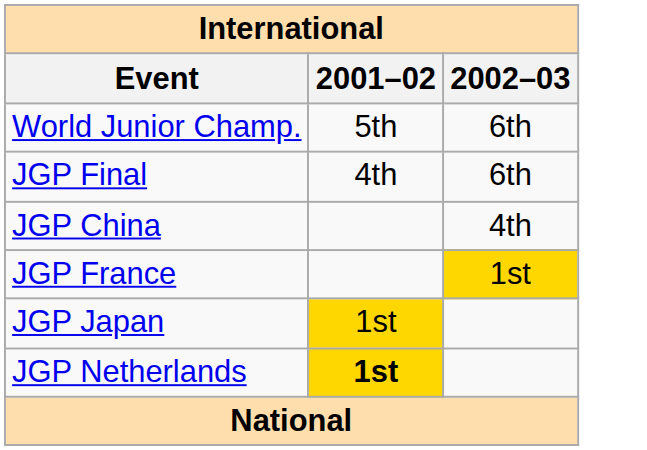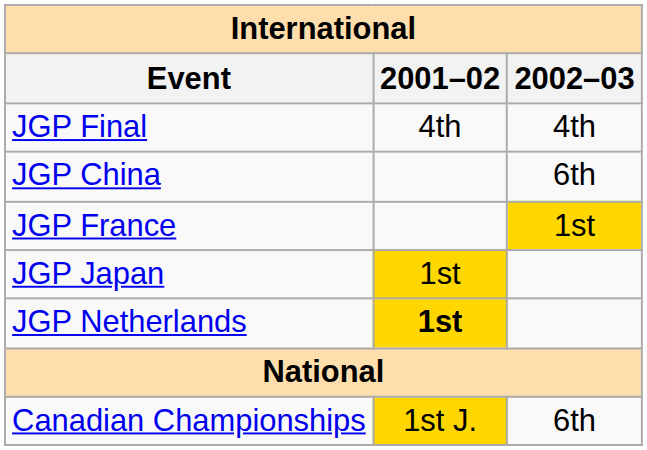- row: (157, 126)
(510, 175) 6th -> (575, 126) 4th
(510, 224) 4th -> (575, 175) 6th
+ row: (189, 420)
